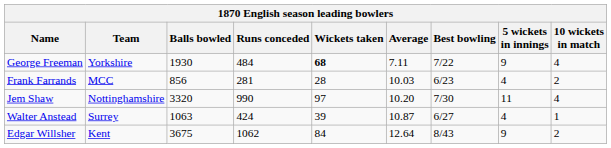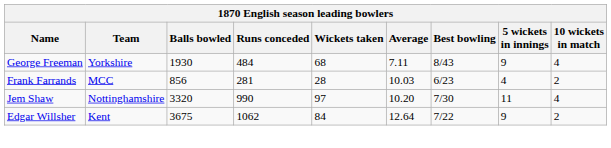(320, 62) bold -> (320, 62) normal
(444, 62) 7/22 -> (444, 62) 8/43
- row: (42, 116)
(444, 134) 8/43 -> (444, 116) 7/22
